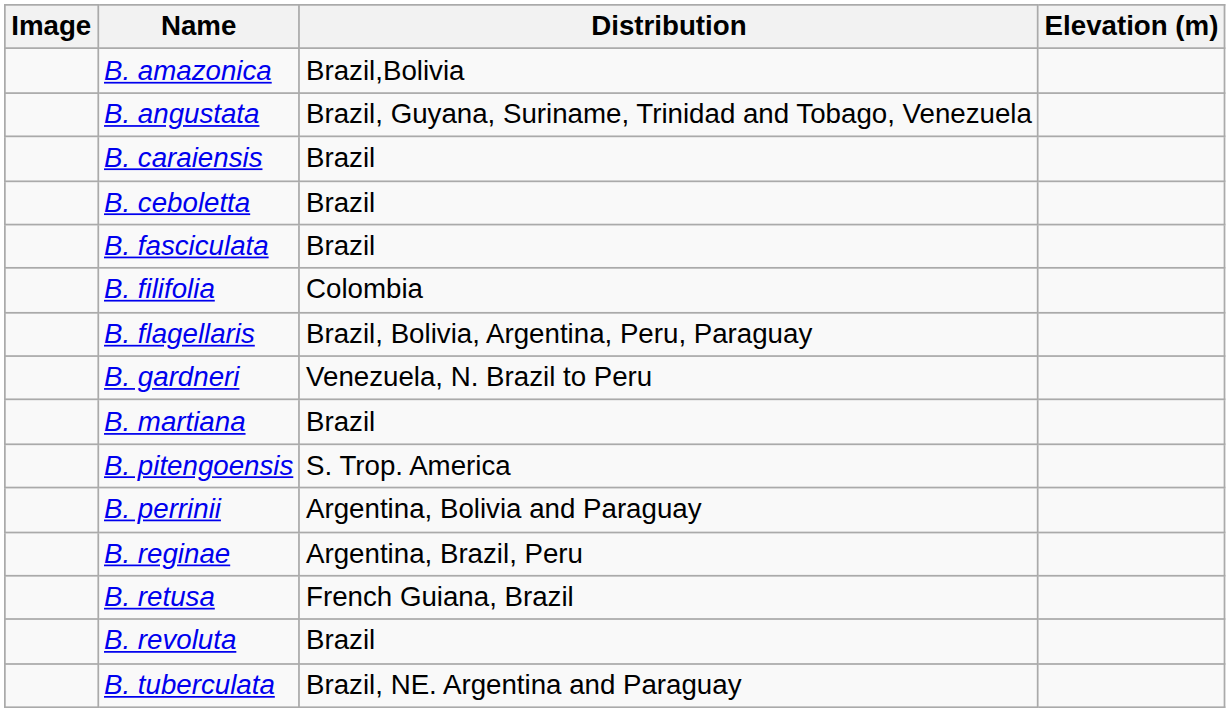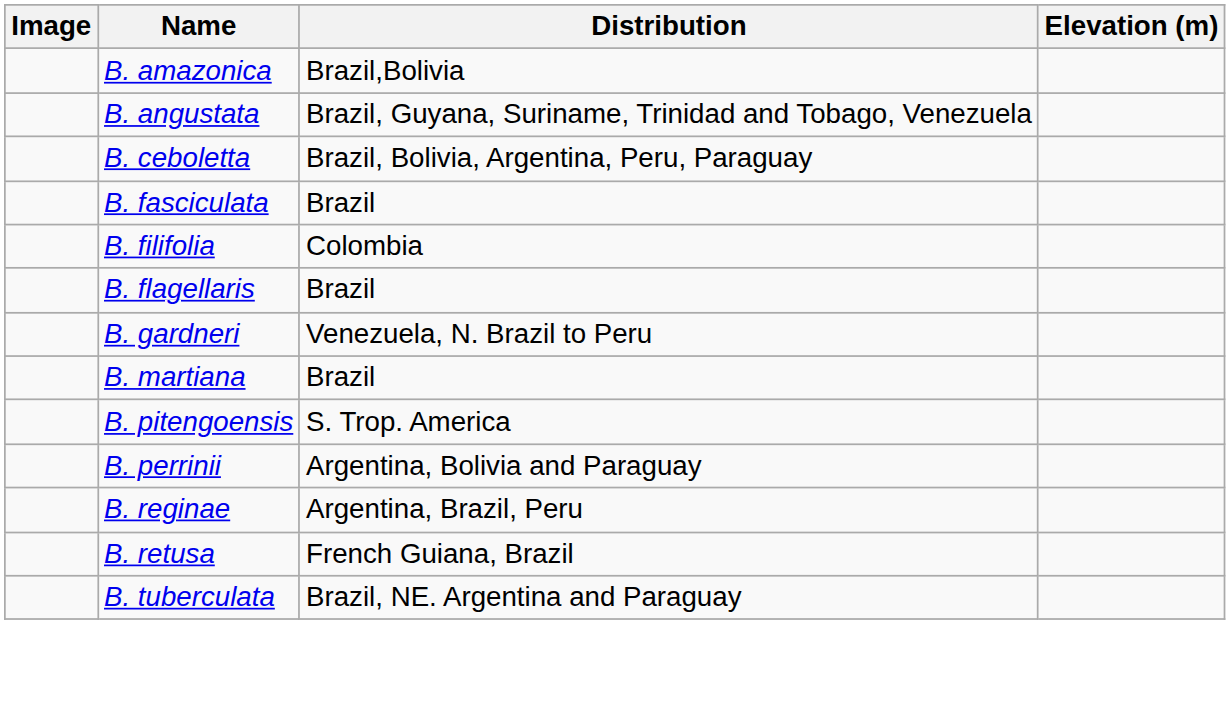- row: (183, 158)
(341, 202) Brazil -> (559, 158) Brazil, Bolivia, Argentina, Peru, Paraguay
(559, 333) Brazil, Bolivia, Argentina, Peru, Paraguay -> (341, 289) Brazil
- row: (170, 641)
